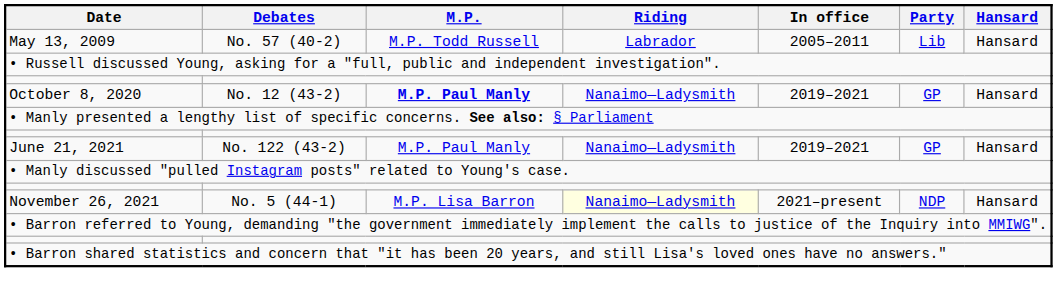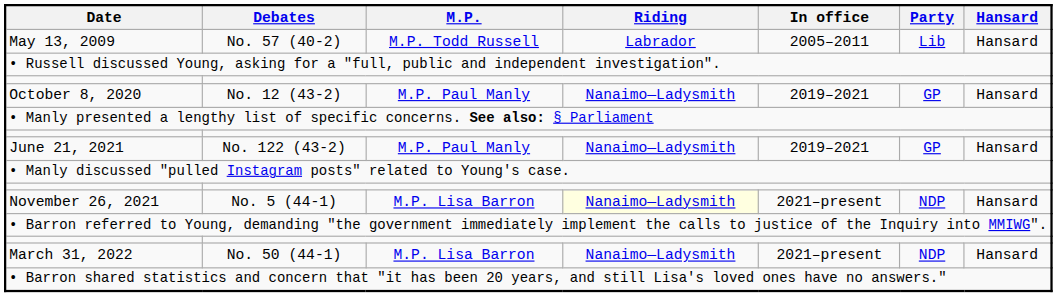(464, 95) bold -> (464, 95) normal
+ row: (71, 255)
